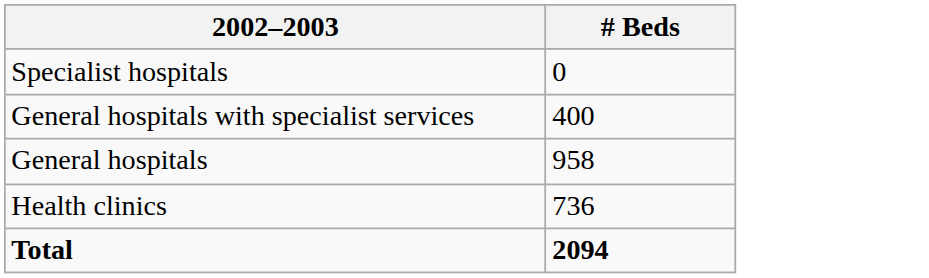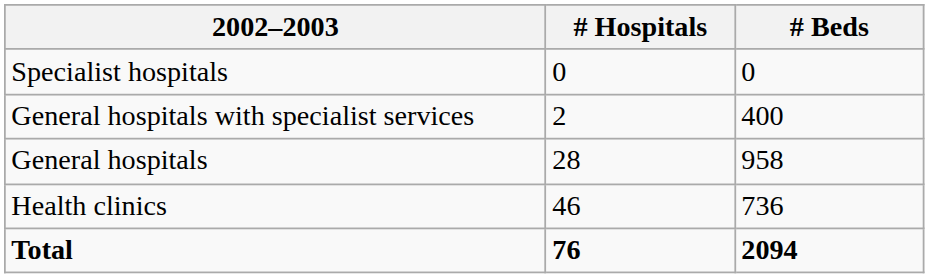+ column: (640, 26)
